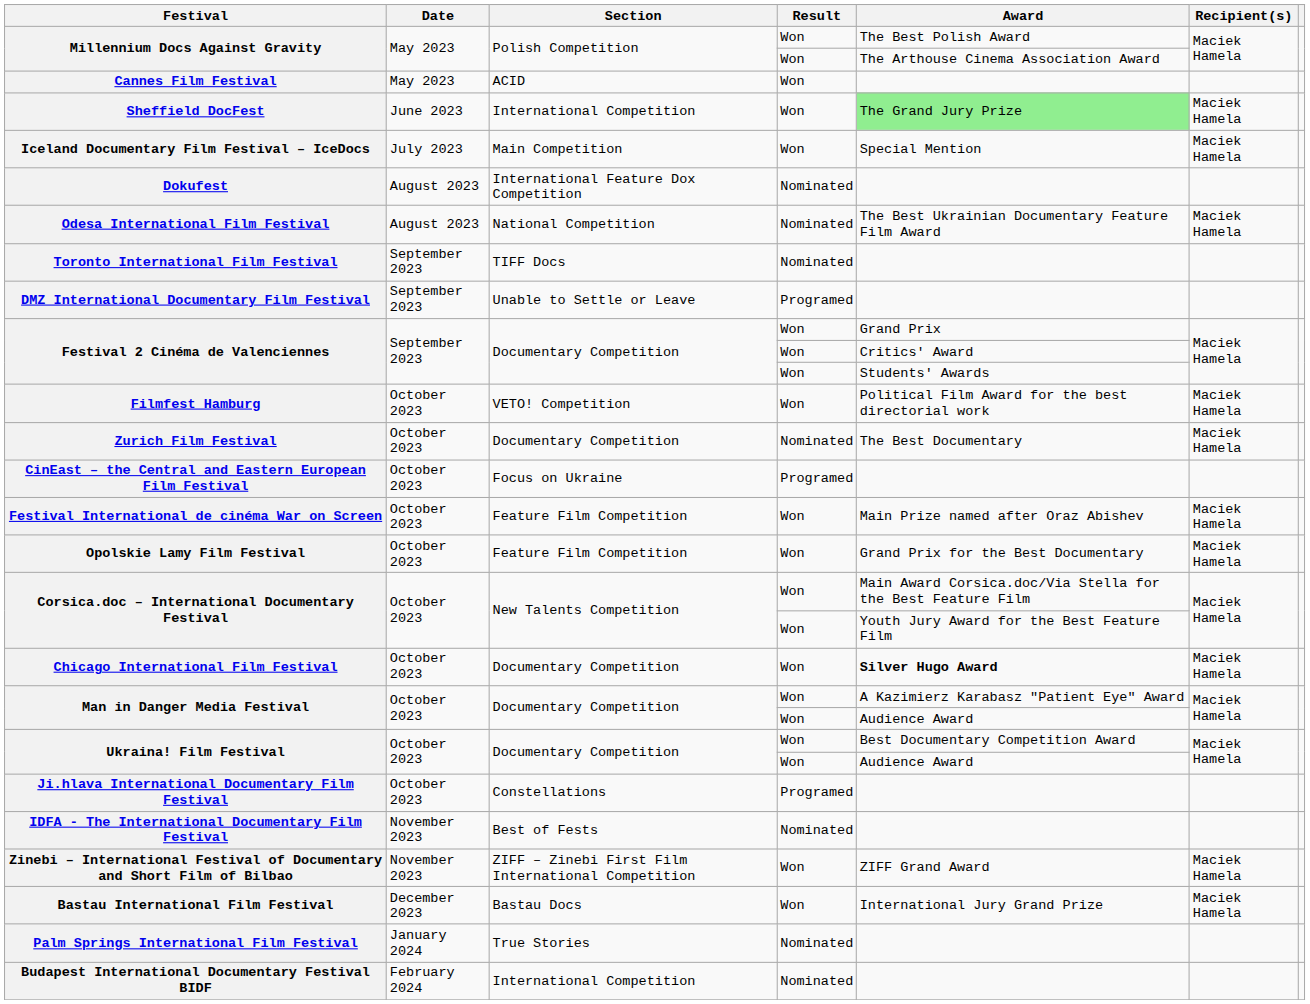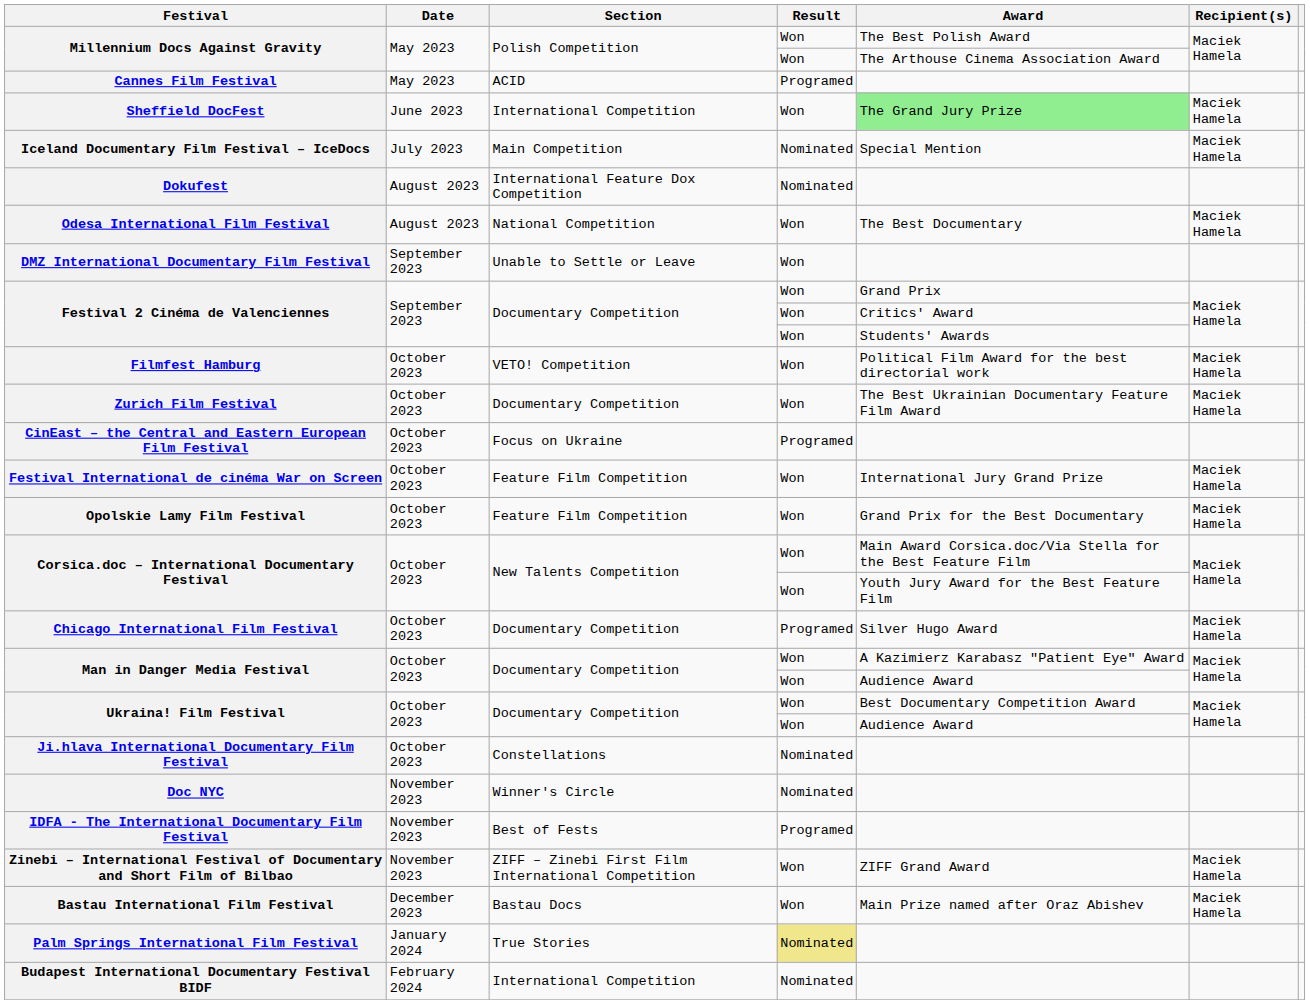(792, 82) Won -> (817, 82) Programed
(792, 149) Won -> (817, 149) Nominated
(817, 224) Nominated -> (792, 224) Won
(1014, 224) The Best Ukrainian Documentary Feature Film Award -> (941, 224) The Best Documentary
- row: (196, 262)
(817, 300) Programed -> (792, 262) Won
(817, 441) Nominated -> (792, 403) Won
(941, 441) The Best Documentary -> (1014, 403) The Best Ukrainian Documentary Feature Film Award
(1002, 516) Main Prize named after Oraz Abishev -> (981, 479) International Jury Grand Prize
(792, 667) Won -> (817, 629) Programed
(929, 667) bold -> (929, 629) normal
(817, 793) Programed -> (817, 755) Nominated
+ row: (196, 793)
(817, 830) Nominated -> (817, 830) Programed
(981, 906) International Jury Grand Prize -> (1002, 906) Main Prize named after Oraz Abishev
(817, 943) no background -> (817, 943) khaki background
